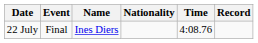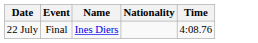- column: (234, 13)
